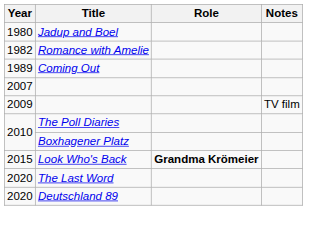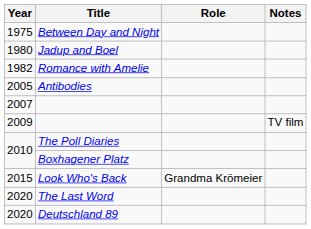+ row: (20, 31)
- row: (20, 68)
+ row: (20, 86)
(206, 159) bold -> (213, 178) normal
